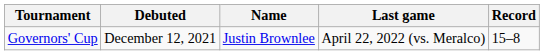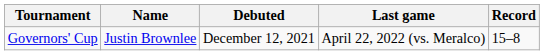columns swapped: (269, 15) <-> (160, 15)
